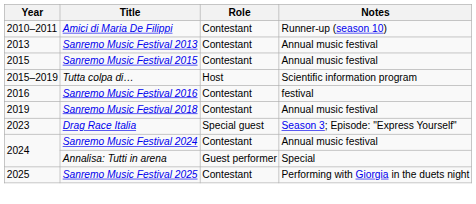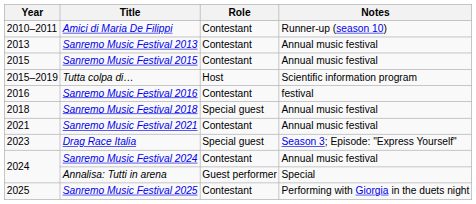(18, 110) 2019 -> (18, 110) 2018
(227, 110) Contestant -> (233, 110) Special guest
+ row: (130, 126)
